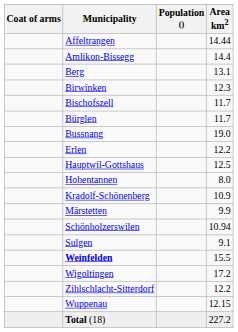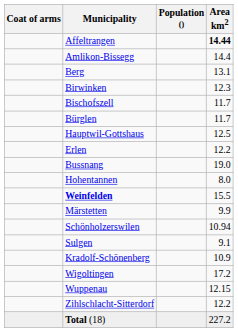(220, 41) normal -> (220, 41) bold
rows swapped: (84, 134) <-> (105, 165)
rows swapped: (107, 196) <-> (89, 258)
rows swapped: (86, 304) <-> (110, 288)
